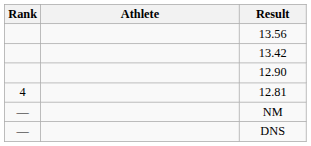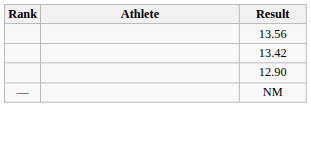- row: (273, 92)
- row: (273, 131)
